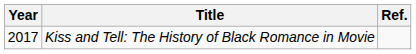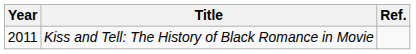(23, 37) 2017 -> (23, 37) 2011
